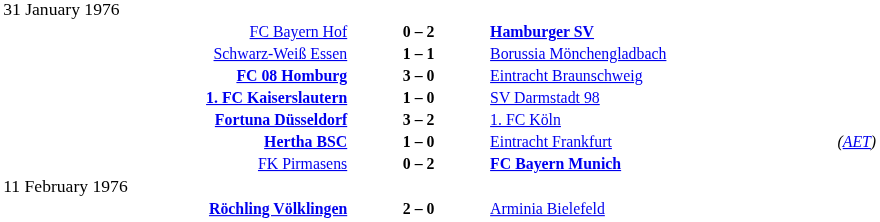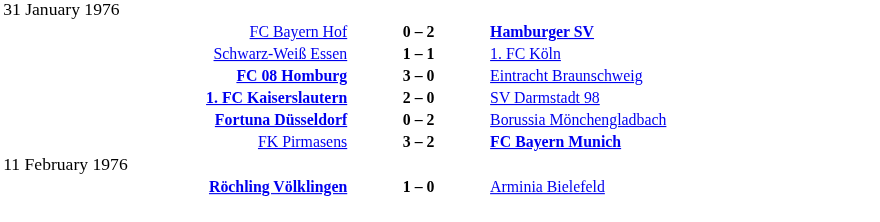(578, 53) Borussia Mönchengladbach -> (526, 53) 1. FC Köln
(419, 97) 1 – 0 -> (419, 97) 2 – 0
(419, 119) 3 – 2 -> (419, 119) 0 – 2
(526, 119) 1. FC Köln -> (578, 119) Borussia Mönchengladbach
- row: (306, 141)
(419, 163) 0 – 2 -> (419, 141) 3 – 2
(419, 208) 2 – 0 -> (419, 186) 1 – 0
